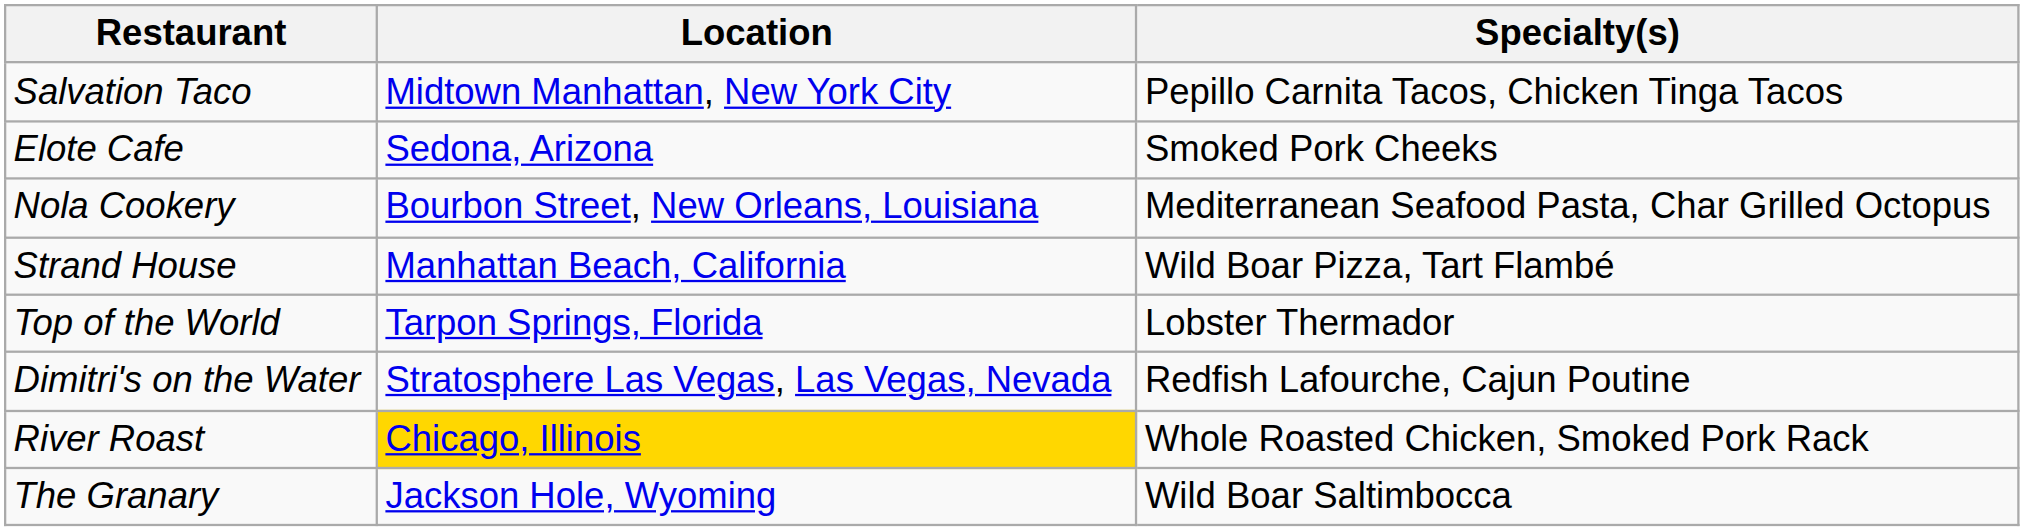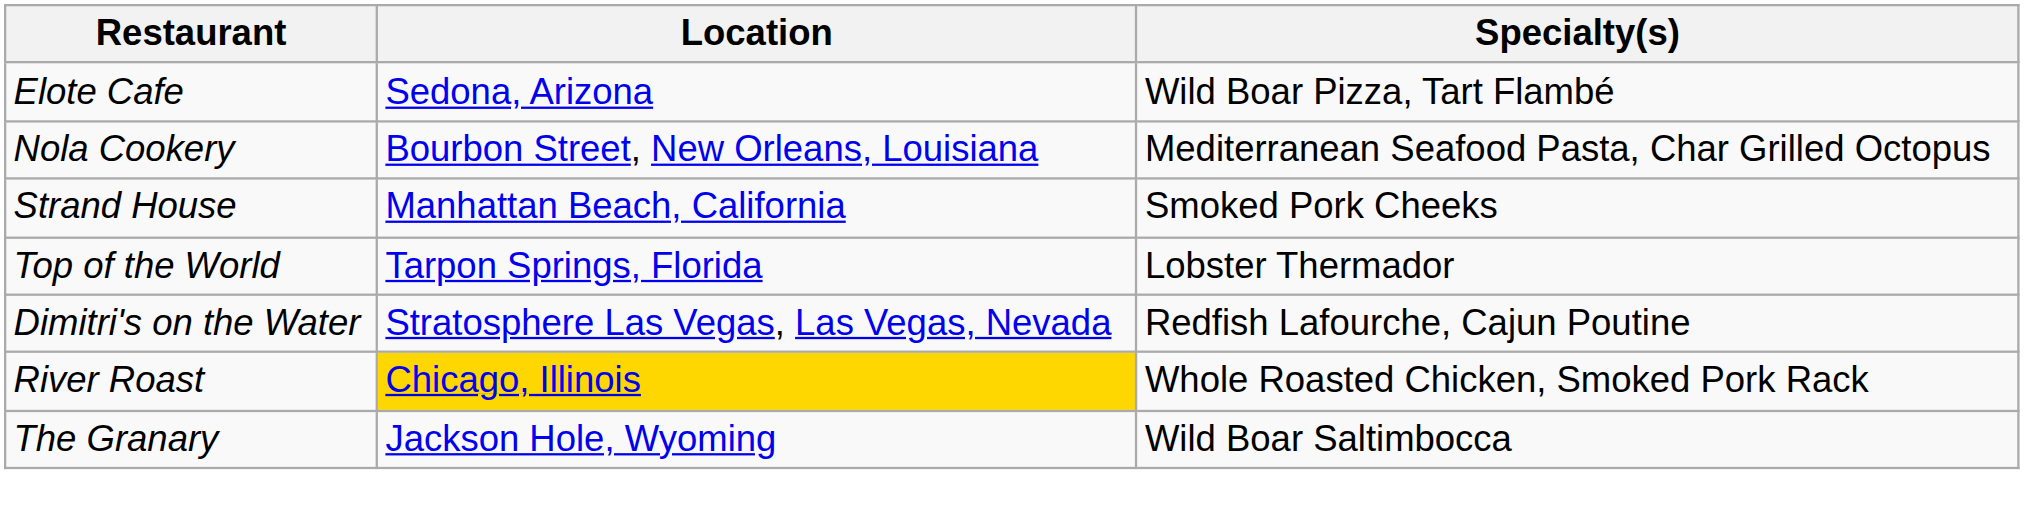- row: (133, 91)
(1321, 149) Smoked Pork Cheeks -> (1380, 91) Wild Boar Pizza, Tart Flambé
(1380, 264) Wild Boar Pizza, Tart Flambé -> (1321, 206) Smoked Pork Cheeks
